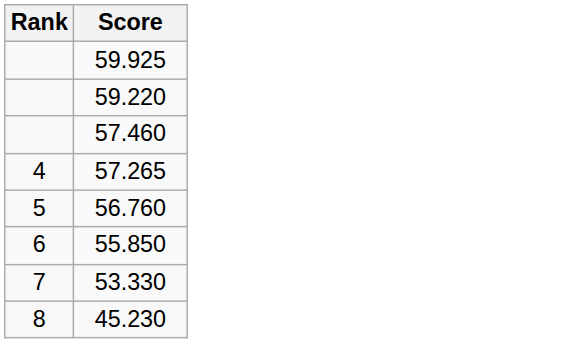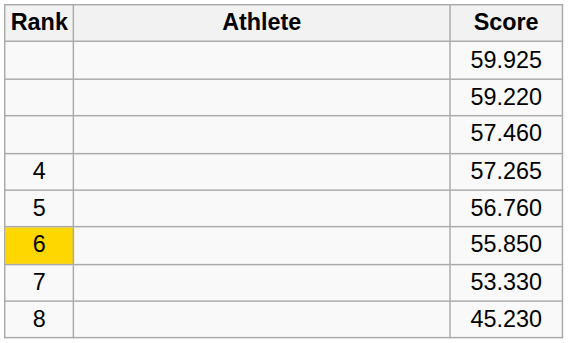+ column: (262, 23)
(39, 245) no background -> (39, 245) gold background
